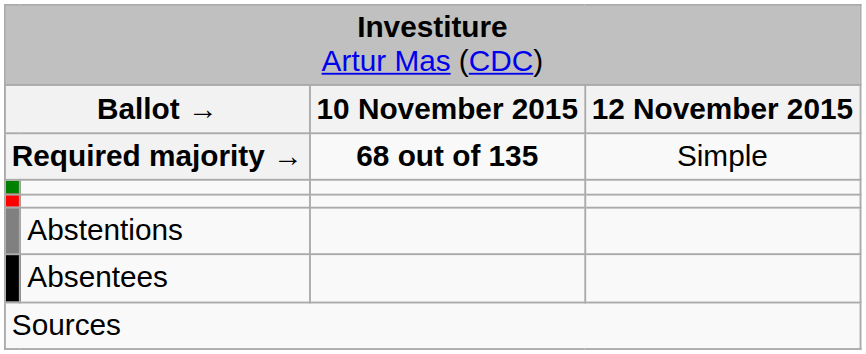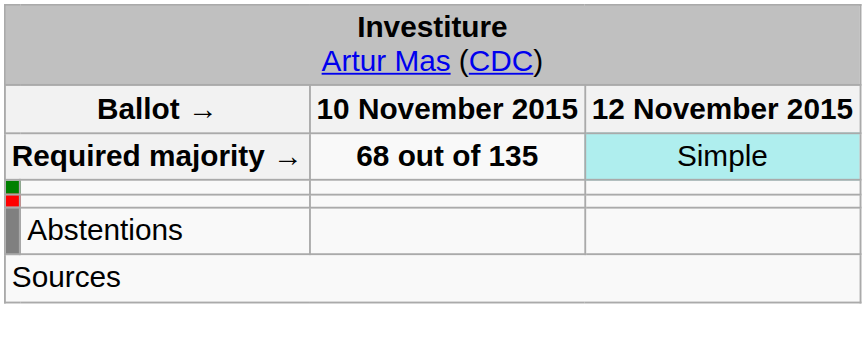(722, 155) no background -> (722, 155) paleturquoise background
- row: (13, 278)
